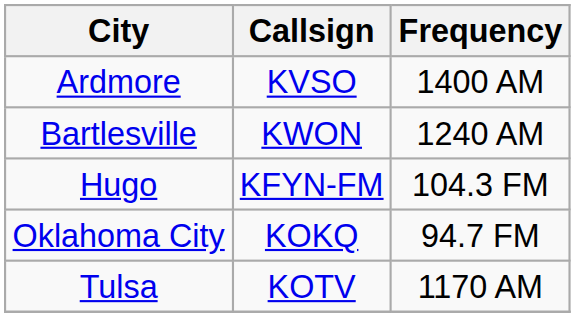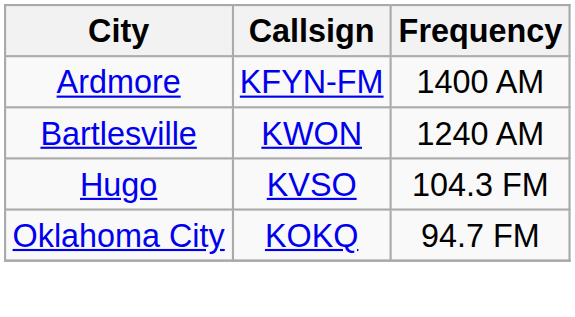(312, 82) KVSO -> (312, 82) KFYN-FM
(312, 185) KFYN-FM -> (312, 185) KVSO
- row: (119, 287)
